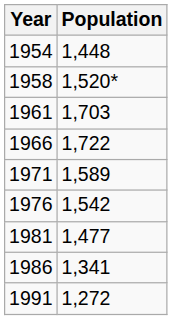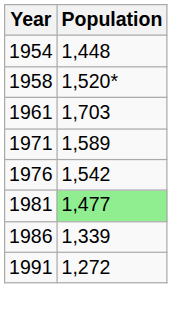- row: (31, 143)
(86, 236) no background -> (86, 205) lightgreen background
(86, 267) 1,341 -> (86, 236) 1,339
